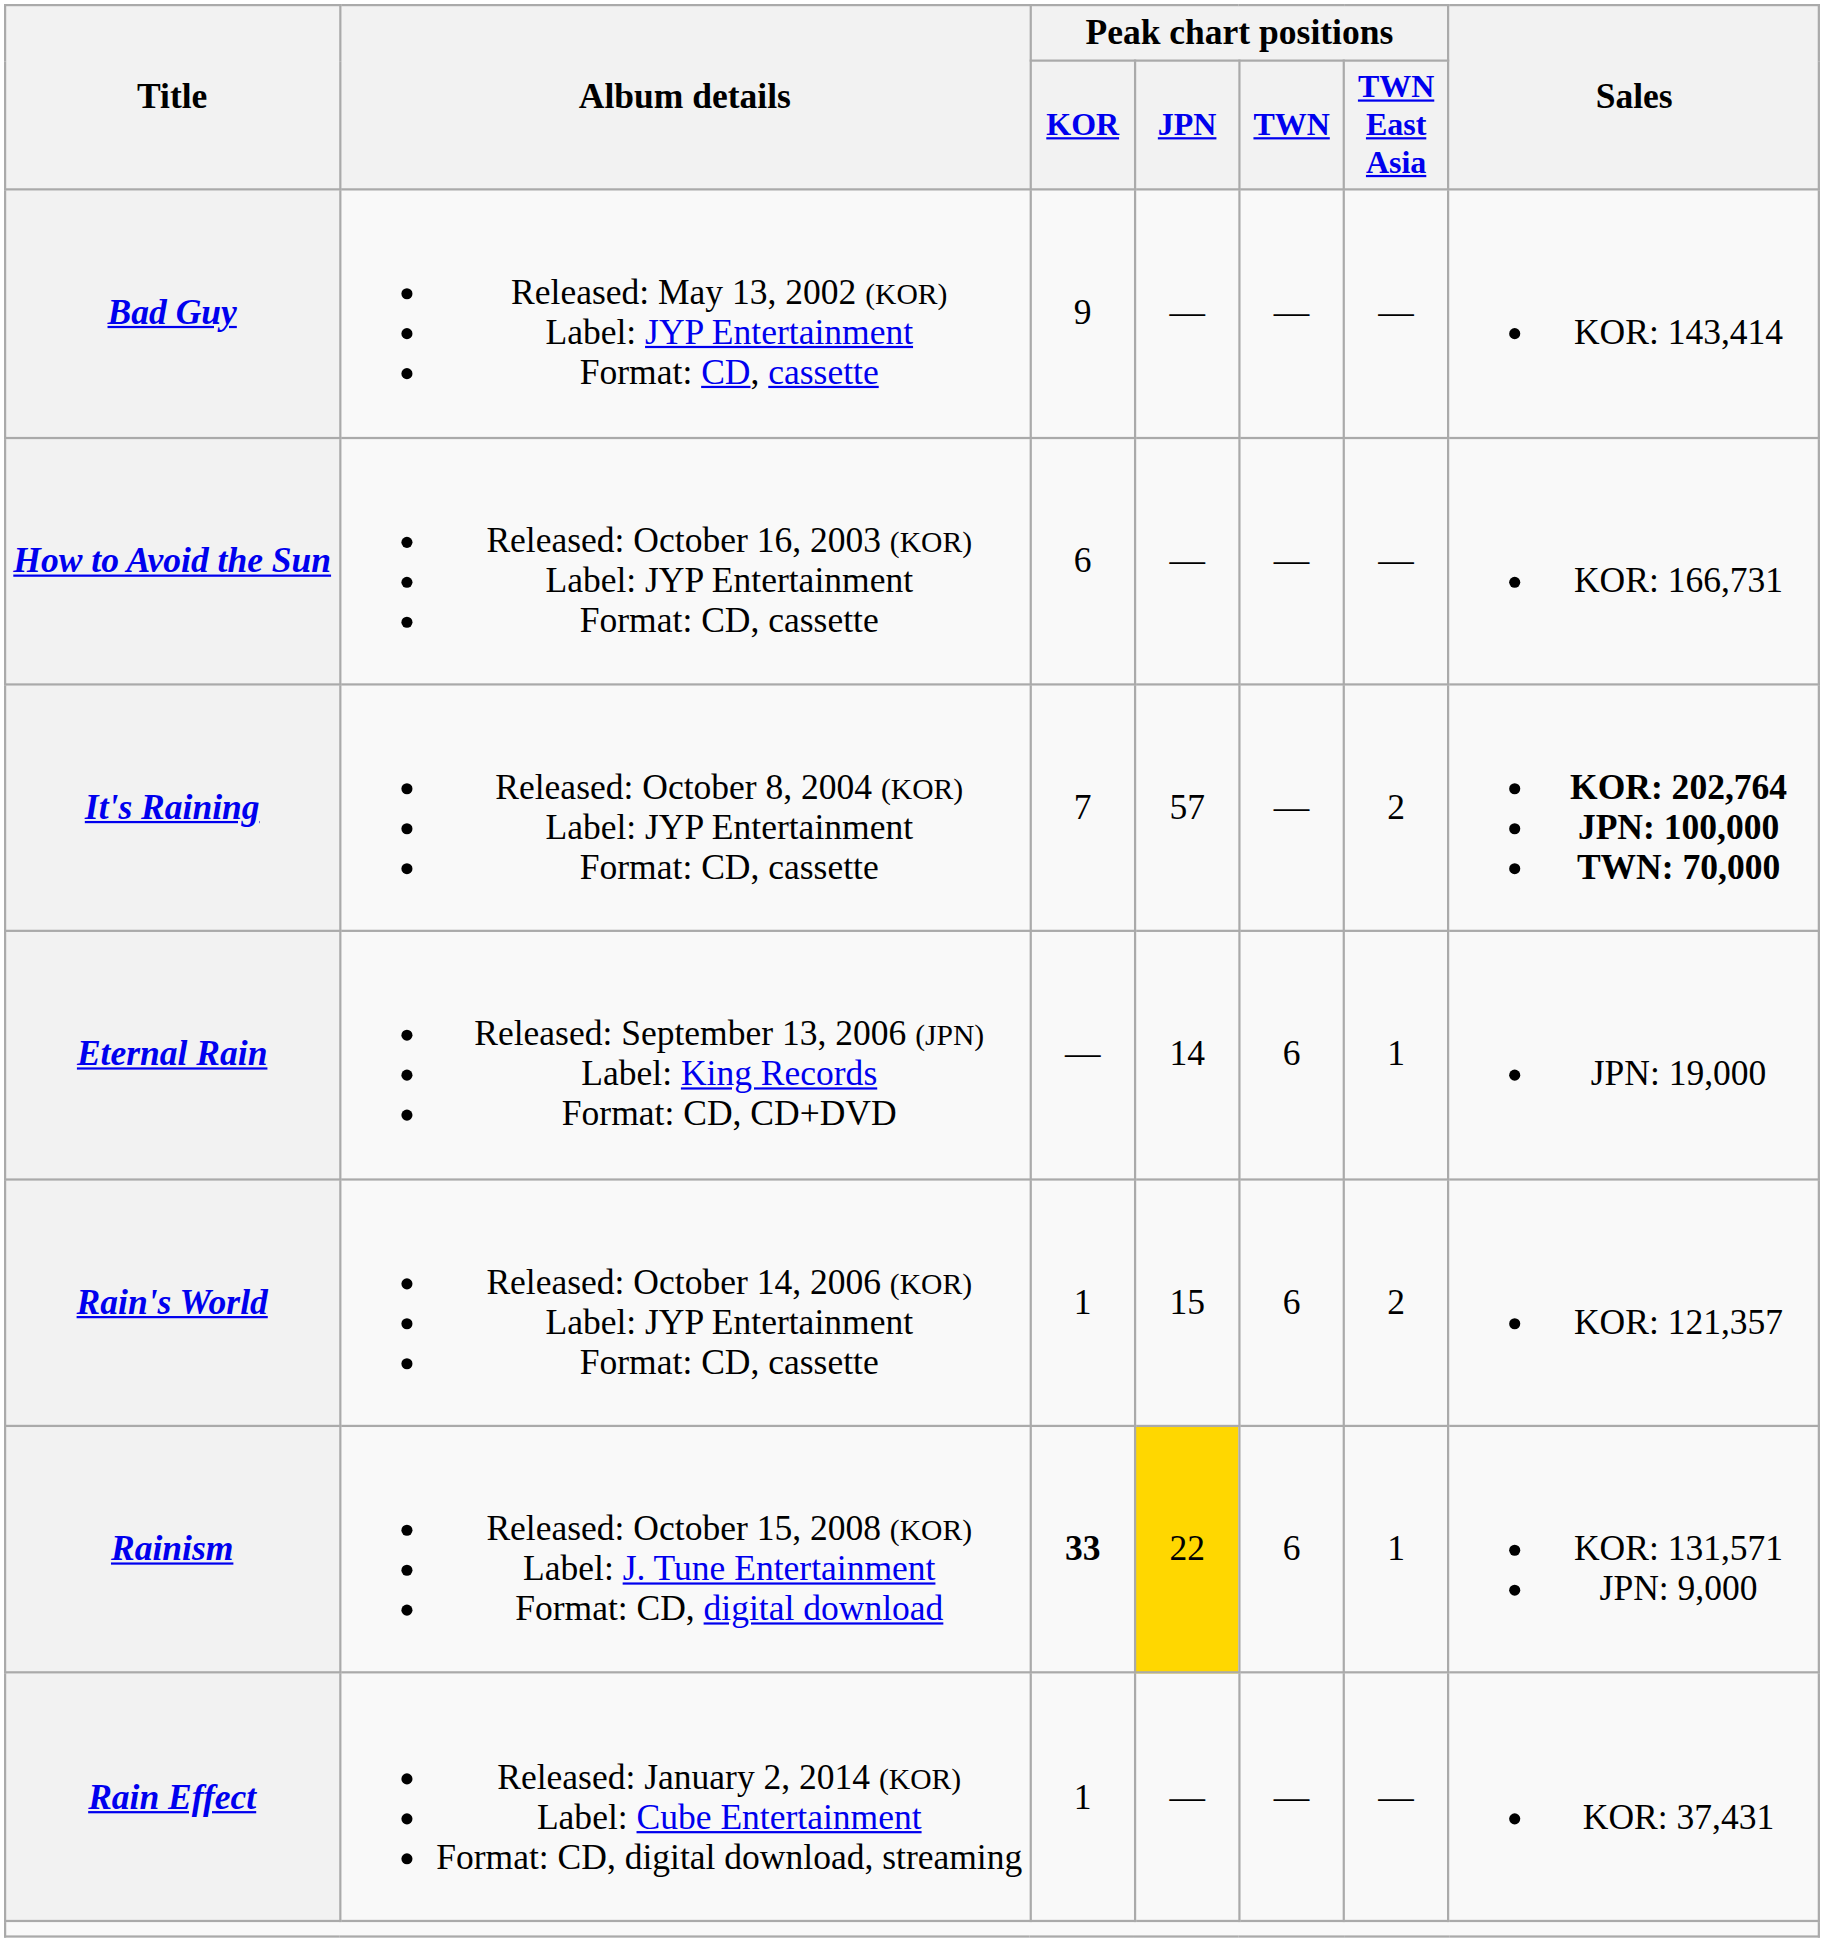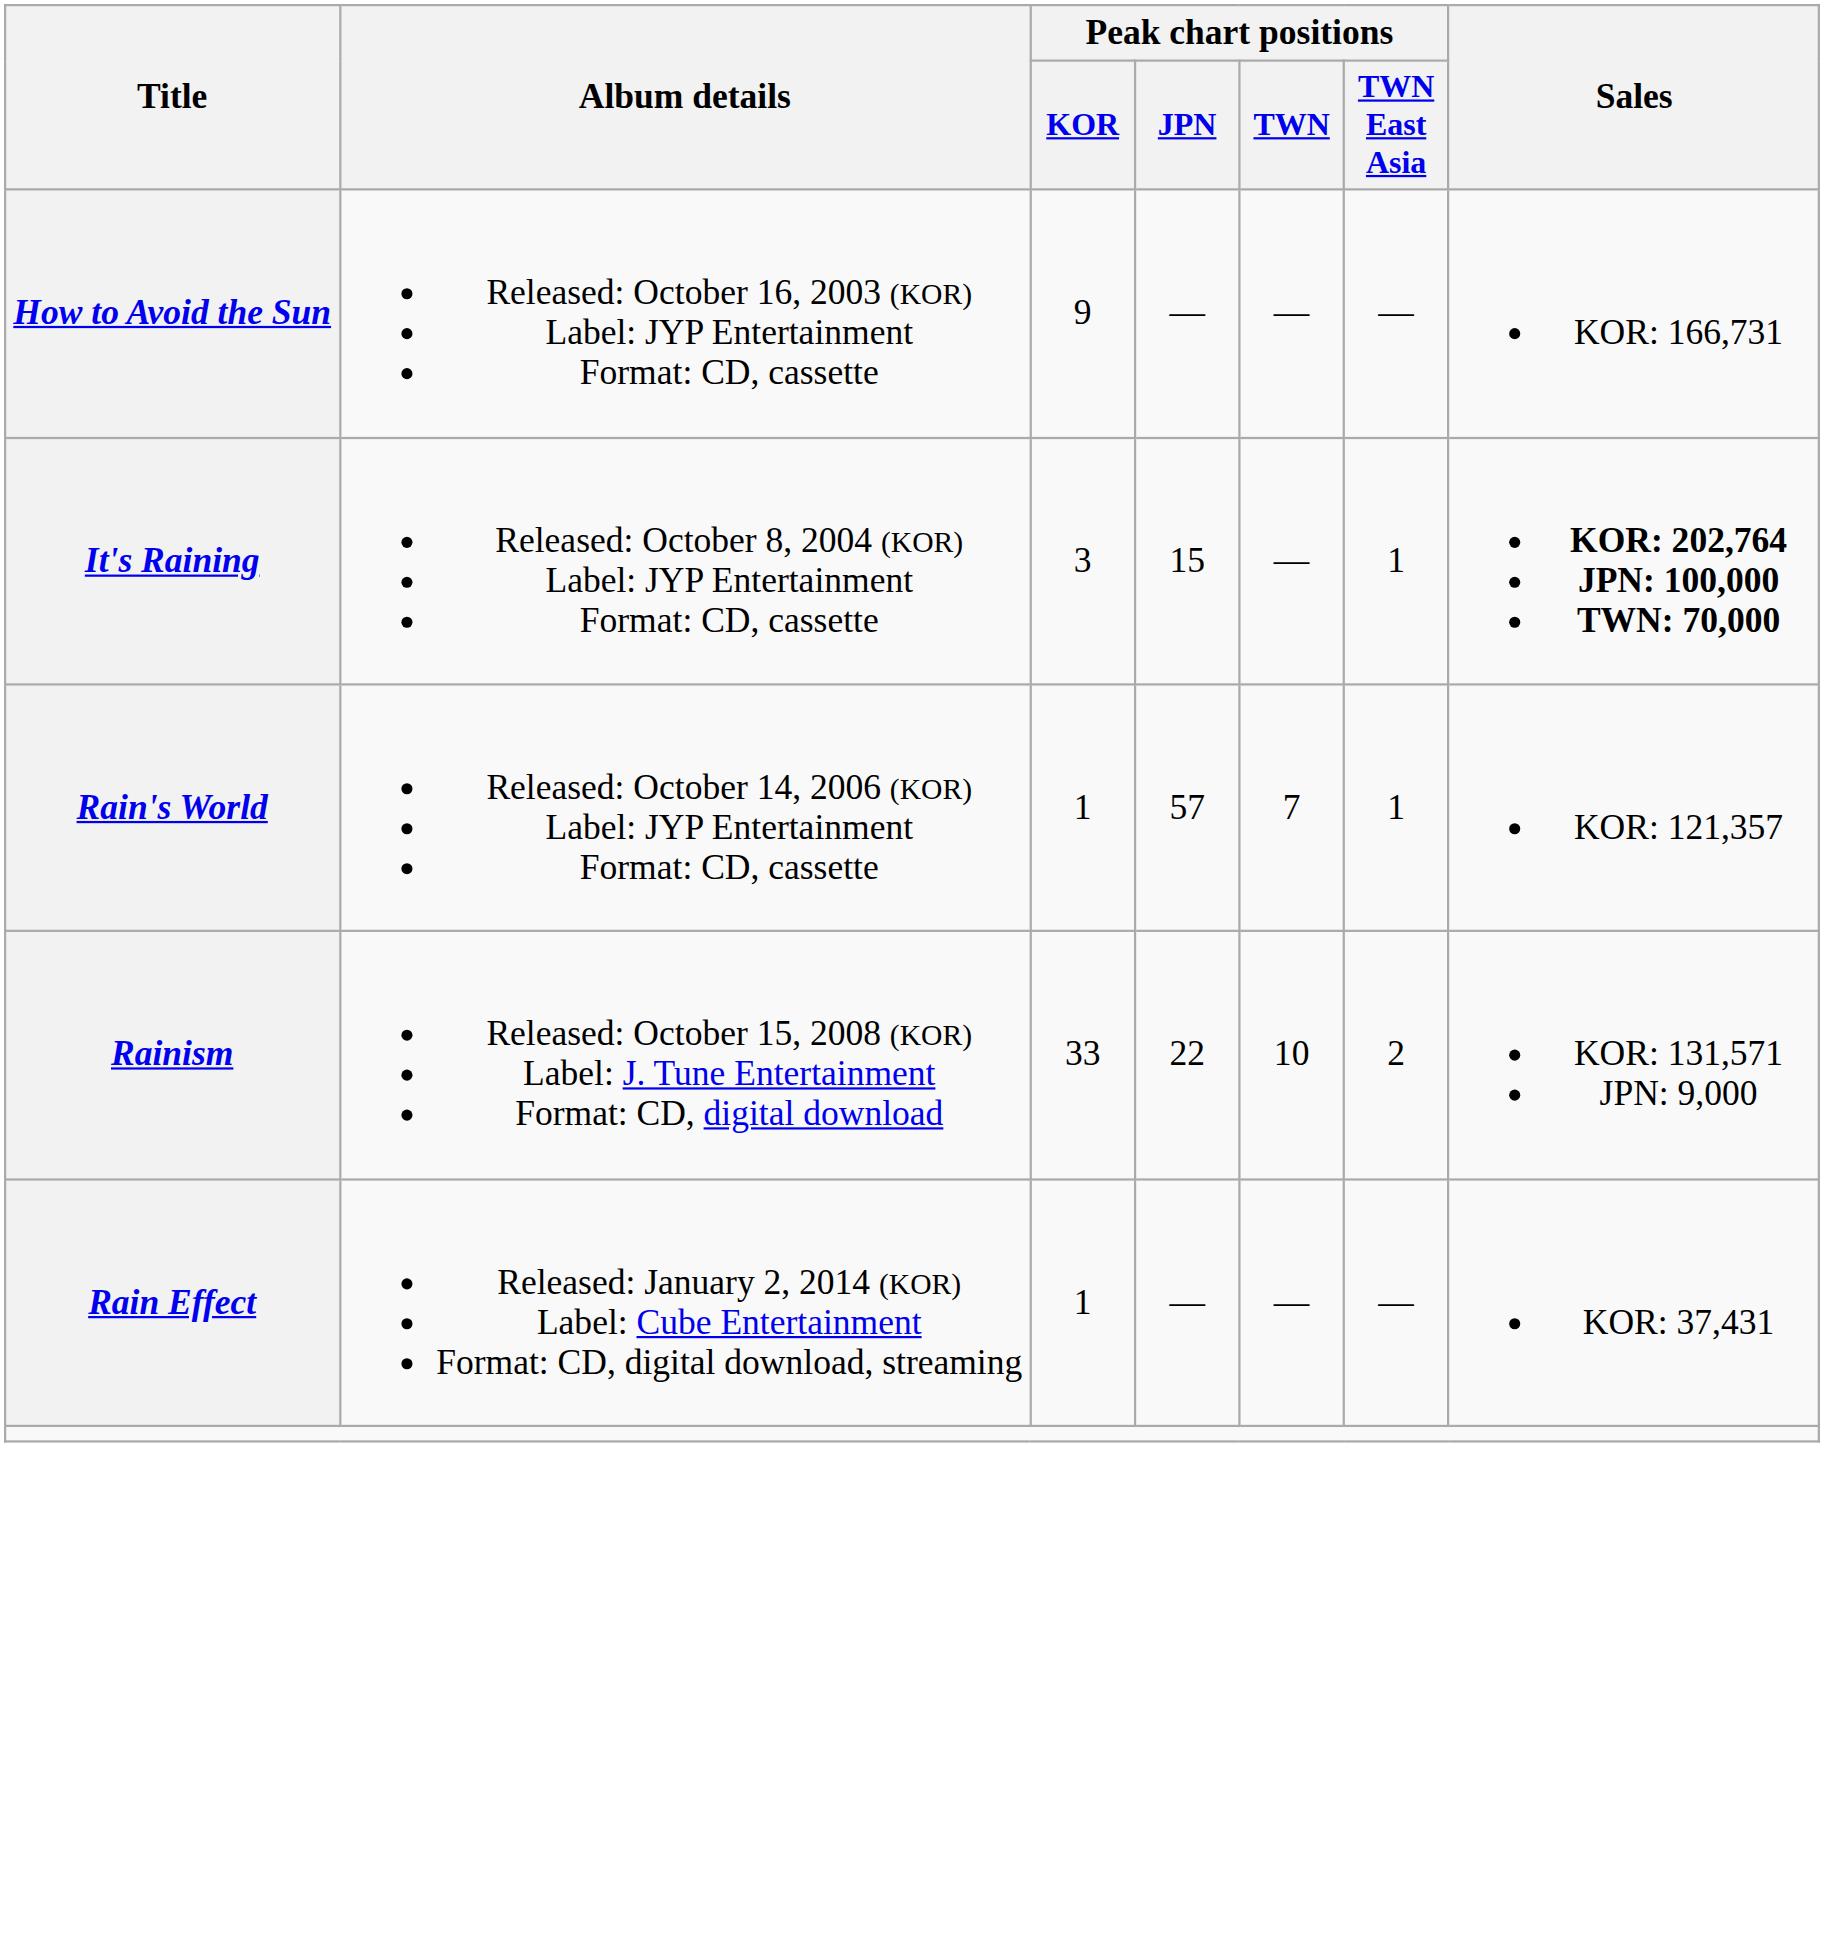- row: (172, 312)
(1083, 559) 6 -> (1083, 312) 9
(1083, 807) 7 -> (1083, 559) 3
(1187, 807) 57 -> (1187, 559) 15
(1396, 807) 2 -> (1396, 559) 1
- row: (172, 1054)
(1187, 1301) 15 -> (1187, 807) 57
(1292, 1301) 6 -> (1292, 807) 7
(1396, 1301) 2 -> (1396, 807) 1
(1083, 1548) bold -> (1083, 1054) normal
(1187, 1548) gold background -> (1187, 1054) no background
(1292, 1548) 6 -> (1292, 1054) 10
(1396, 1548) 1 -> (1396, 1054) 2
